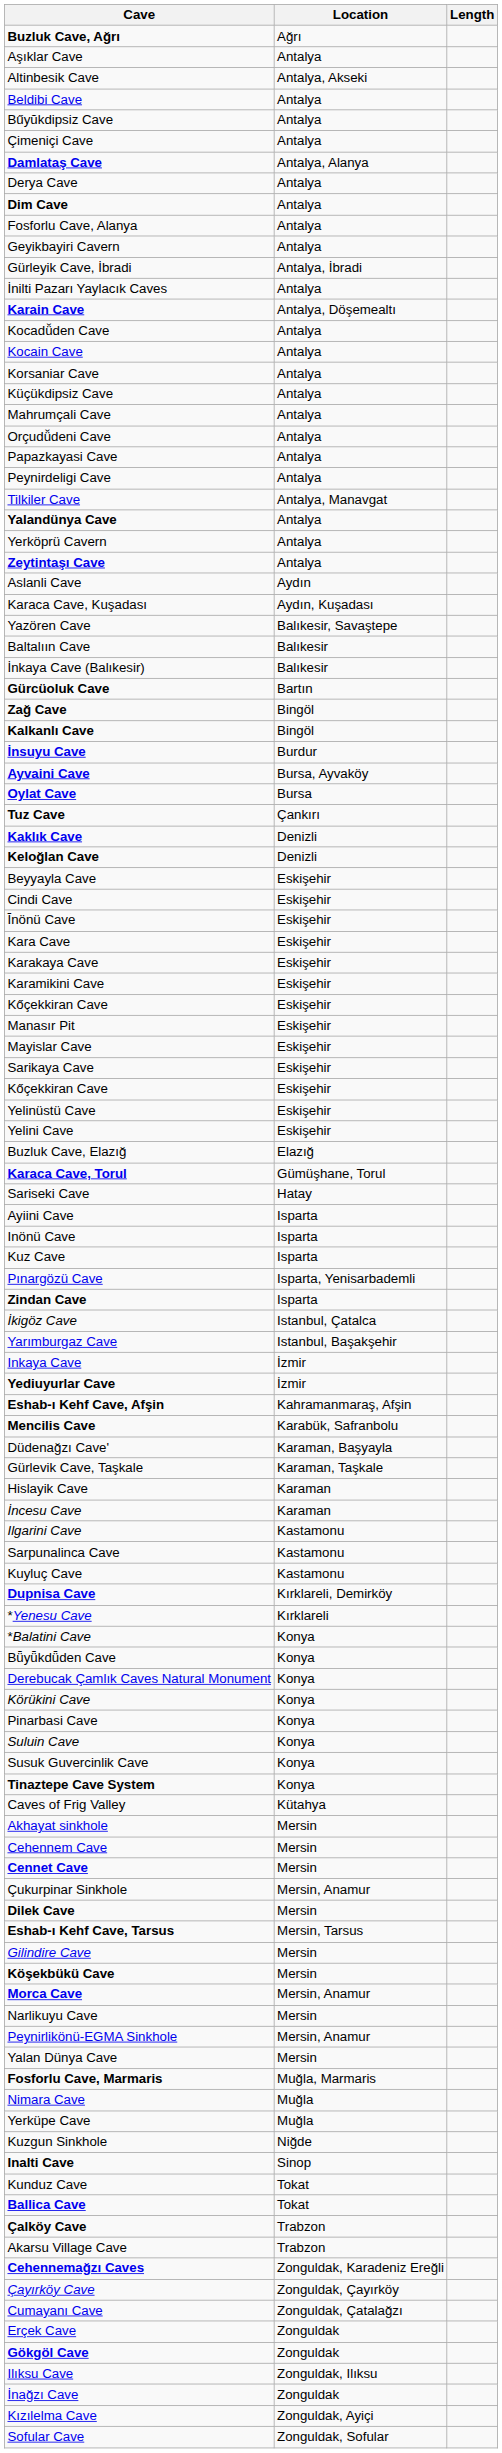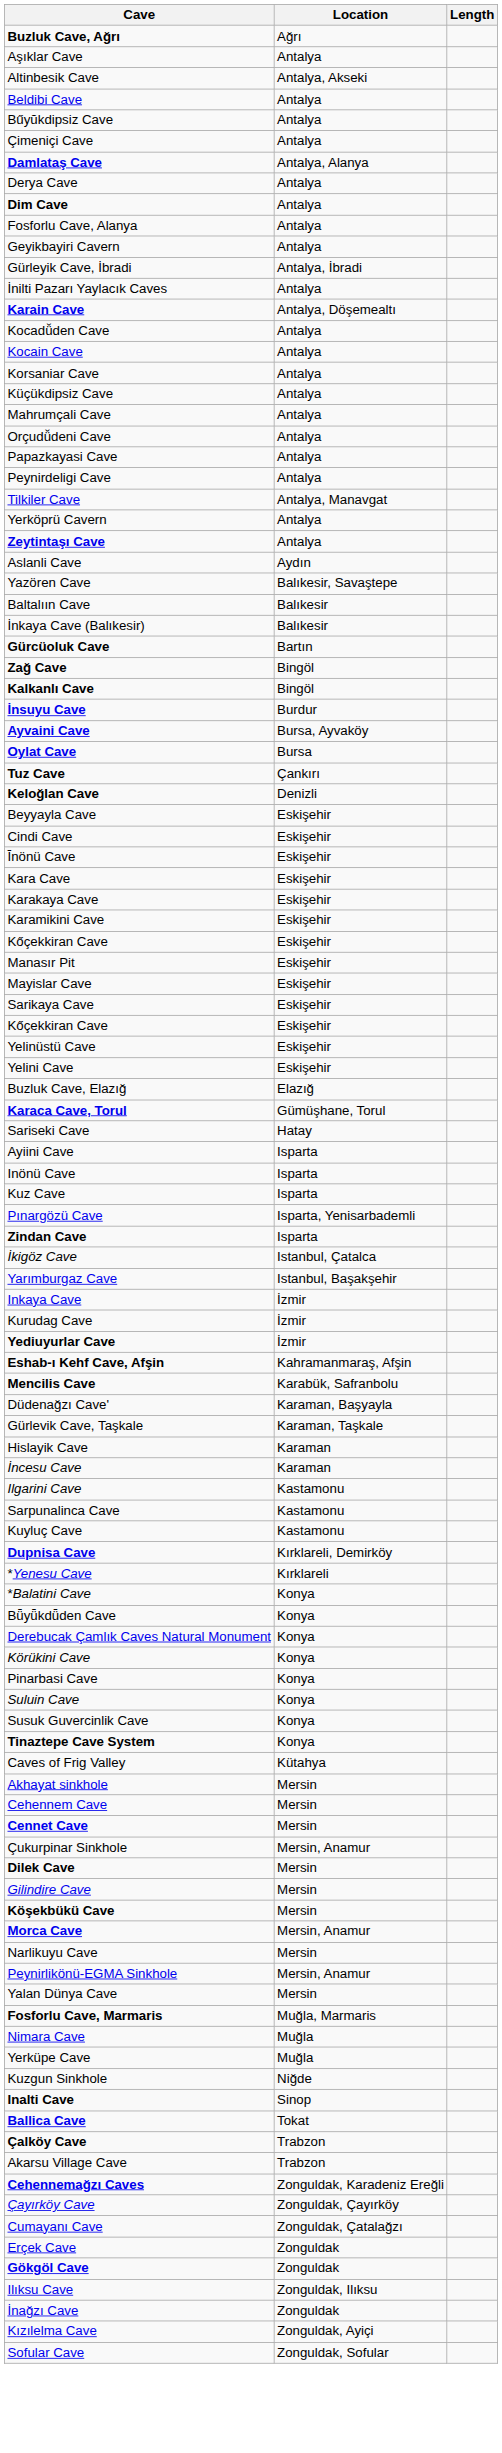- row: (62, 520)
- row: (77, 604)
- row: (45, 836)
+ row: (50, 1320)
- row: (91, 1931)
- row: (47, 2184)
